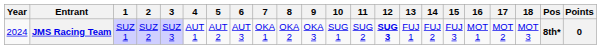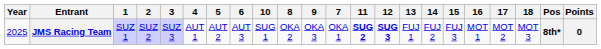columns swapped: (265, 11) <-> (338, 11)
(17, 31) 2024 -> (17, 31) 2025
(363, 31) normal -> (363, 31) bold
